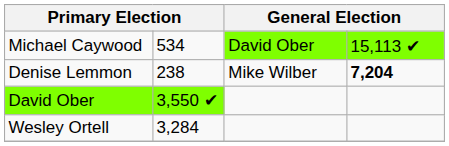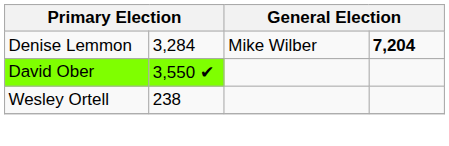- row: (75, 45)
(171, 72) 238 -> (174, 44) 3,284
(178, 127) 3,284 -> (167, 99) 238
